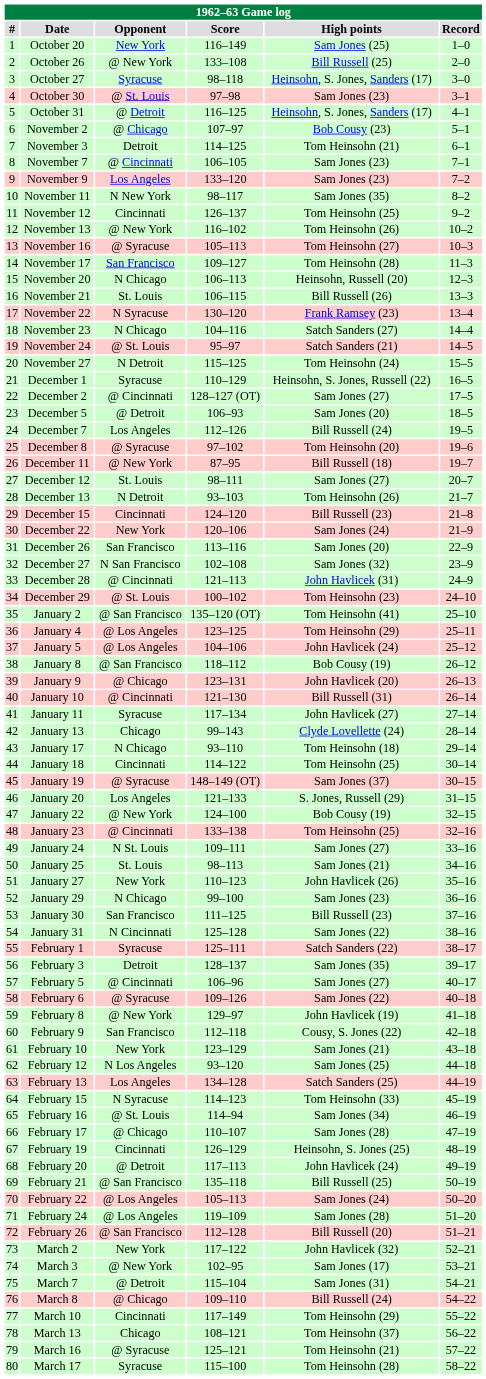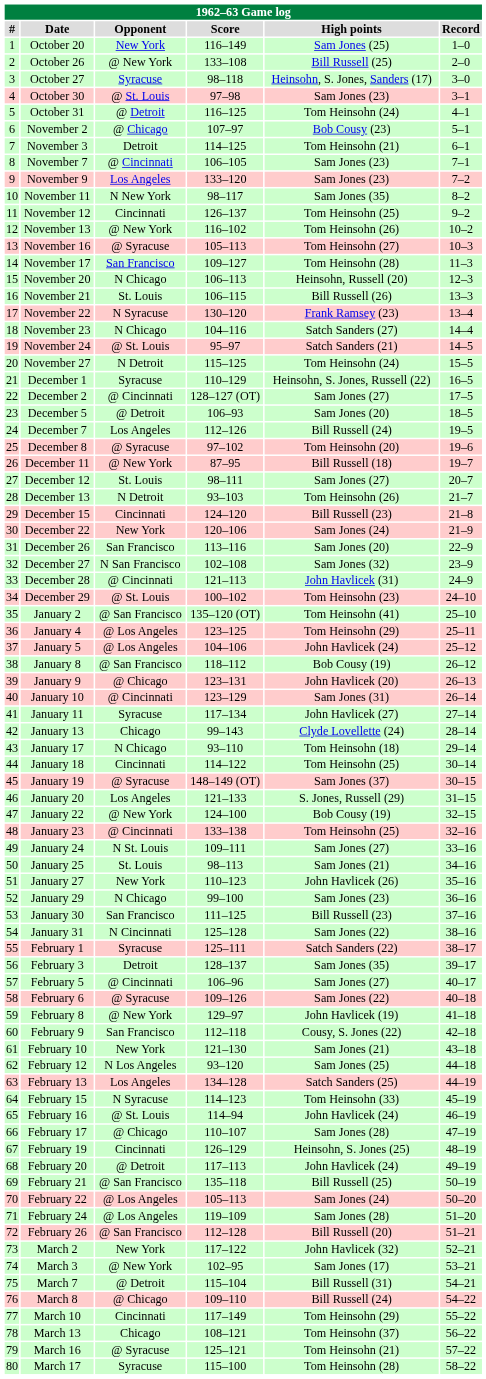(352, 112) Heinsohn, S. Jones, Sanders (17) -> (352, 112) Tom Heinsohn (24)
(225, 697) 121–130 -> (225, 697) 123–129
(352, 697) Bill Russell (31) -> (352, 697) Sam Jones (31)
(225, 1048) 123–129 -> (225, 1048) 121–130
(352, 1115) Sam Jones (34) -> (352, 1115) John Havlicek (24)
(352, 1282) Sam Jones (31) -> (352, 1282) Bill Russell (31)
